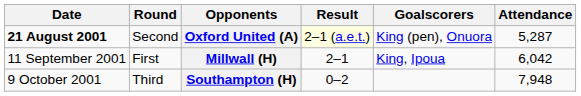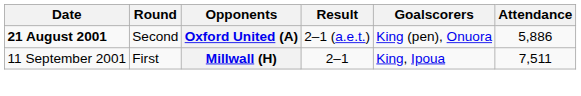(337, 36) lightyellow background -> (337, 36) no background
(535, 36) 5,287 -> (535, 36) 5,886
(535, 58) 6,042 -> (535, 58) 7,511
- row: (241, 79)
